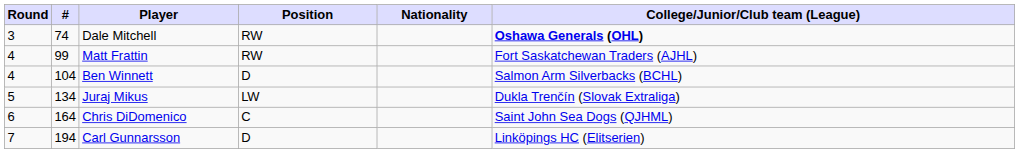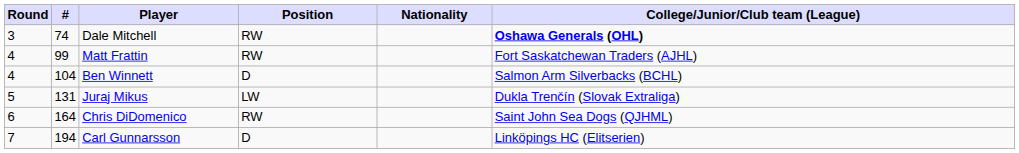(65, 96) 134 -> (65, 96) 131
(246, 117) C -> (252, 117) RW
